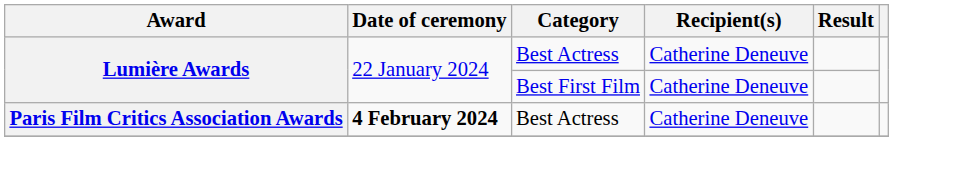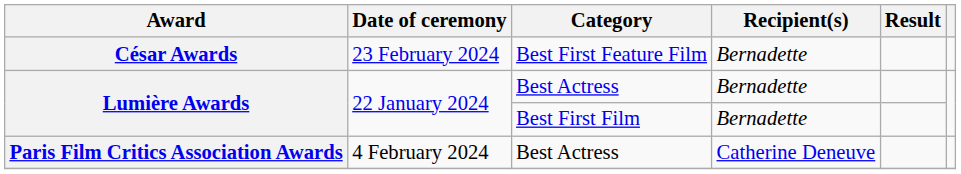+ row: (176, 53)
(729, 53) Catherine Deneuve -> (762, 86) Bernadette
(729, 86) Catherine Deneuve -> (762, 119) Bernadette
(425, 119) bold -> (420, 151) normal
